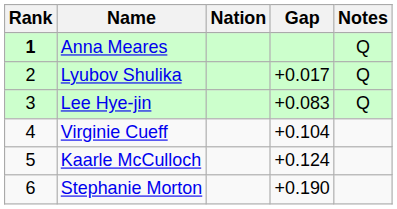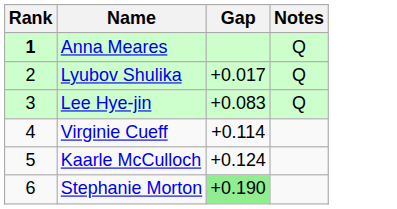- column: (238, 18)
(302, 132) +0.104 -> (238, 132) +0.114
(302, 189) no background -> (238, 189) lightgreen background
